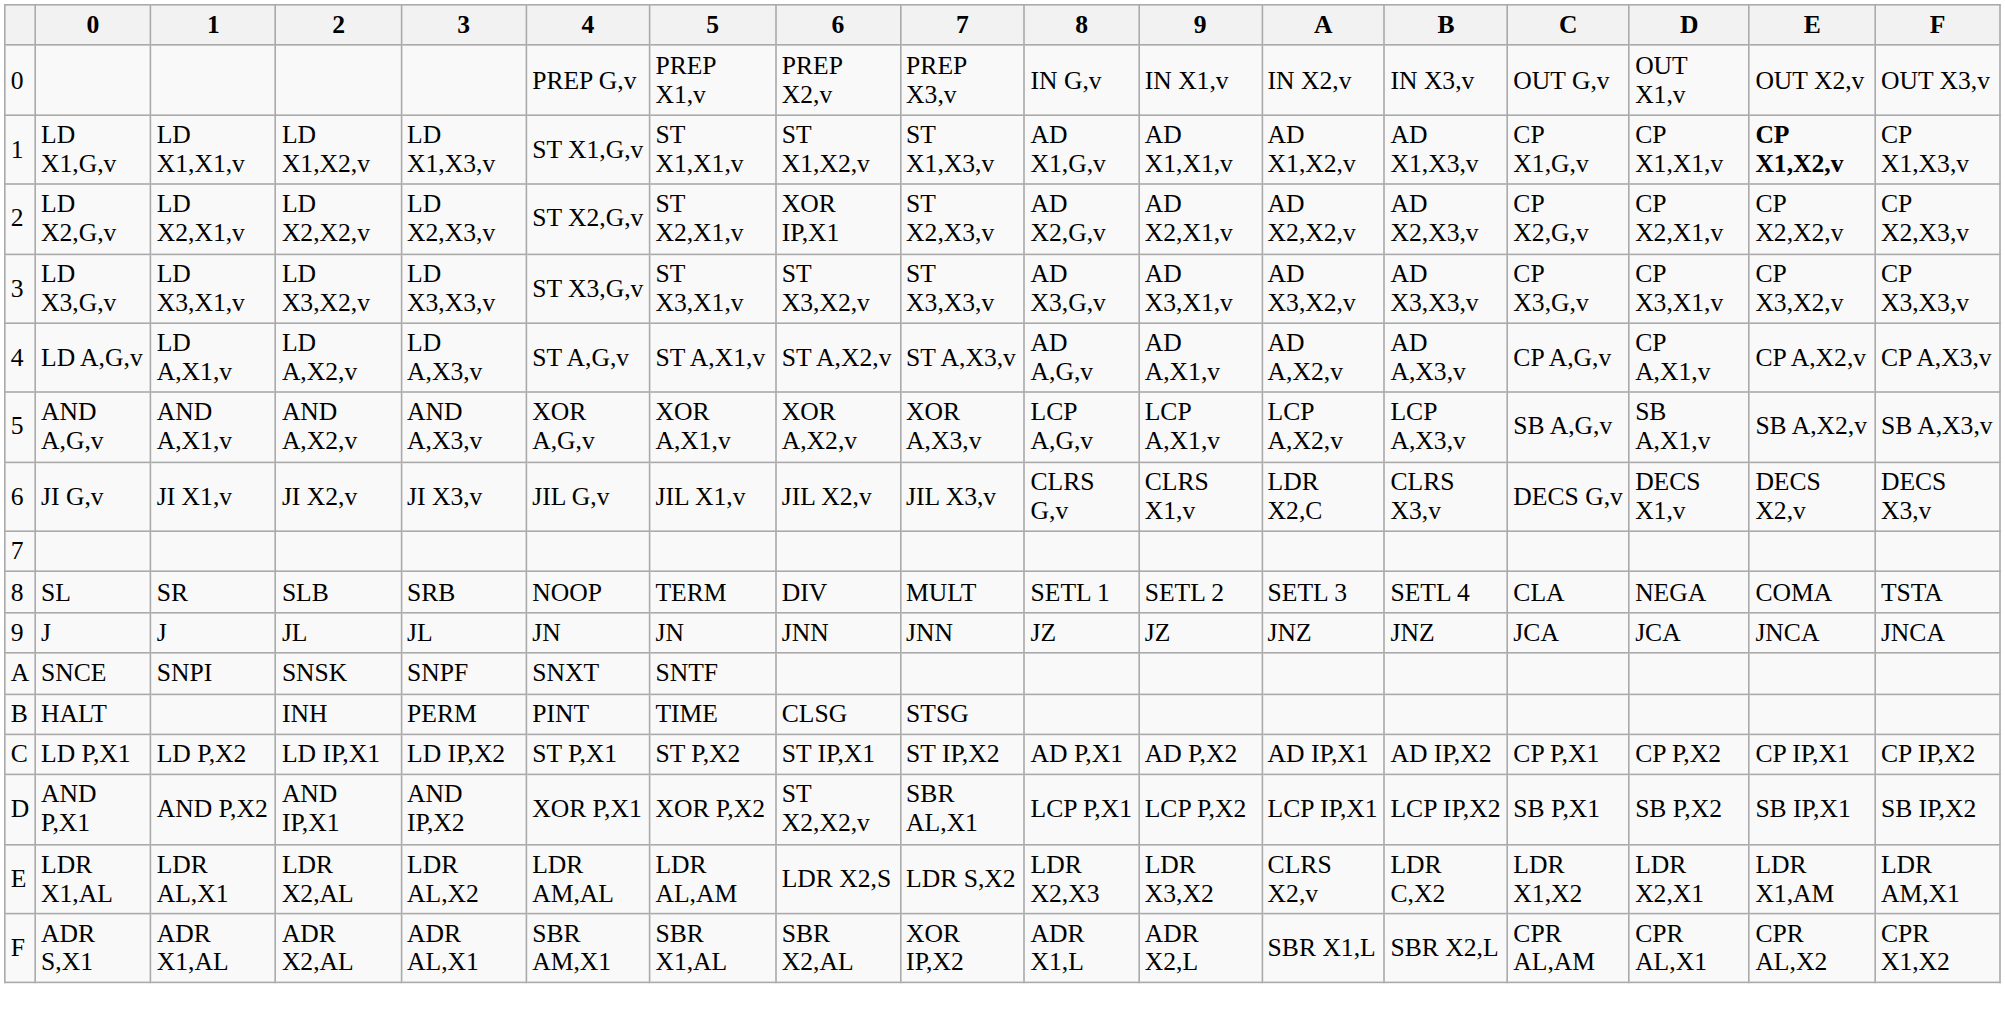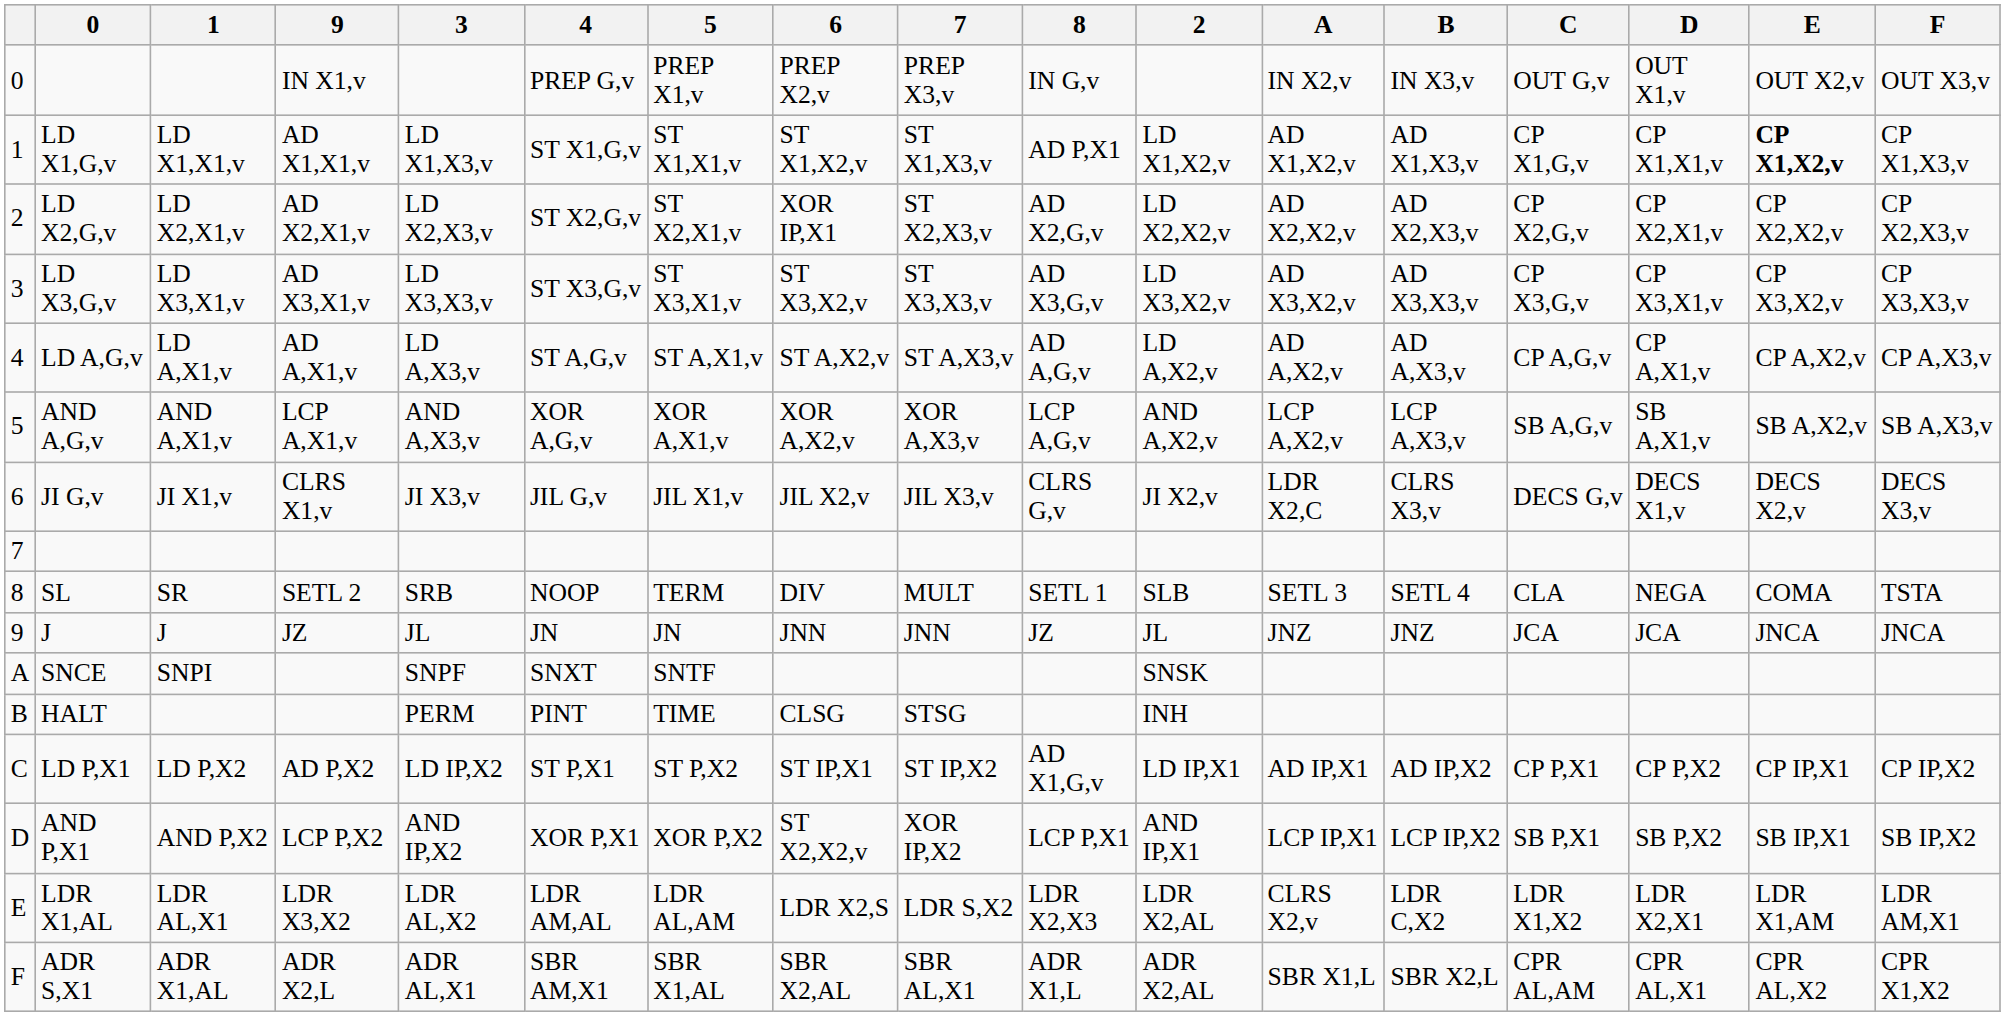columns swapped: (339, 24) <-> (1200, 24)
(1068, 149) AD X1,G,v -> (1074, 149) AD P,X1
(1077, 754) AD P,X1 -> (1066, 768) AD X1,G,v
(942, 809) SBR AL,X1 -> (933, 838) XOR IP,X2
(935, 948) XOR IP,X2 -> (940, 976) SBR AL,X1
